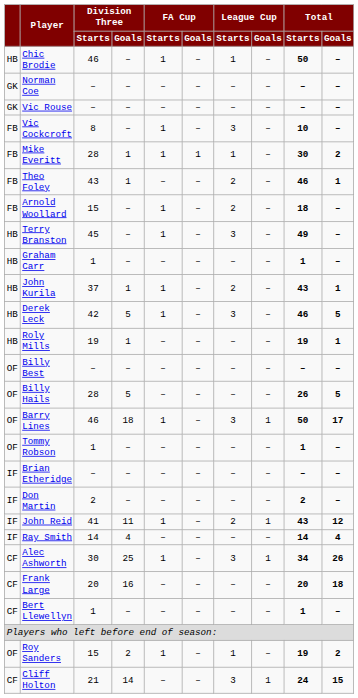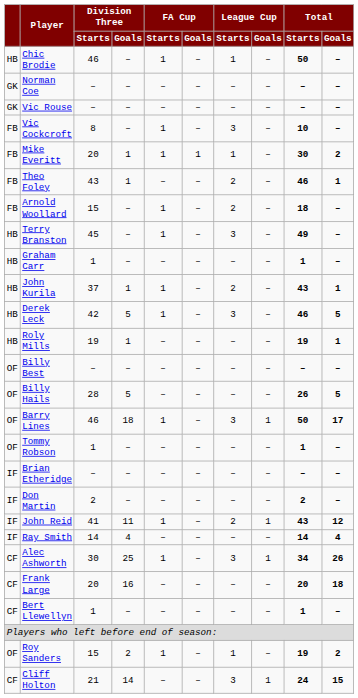(93, 155) 28 -> (93, 155) 20
